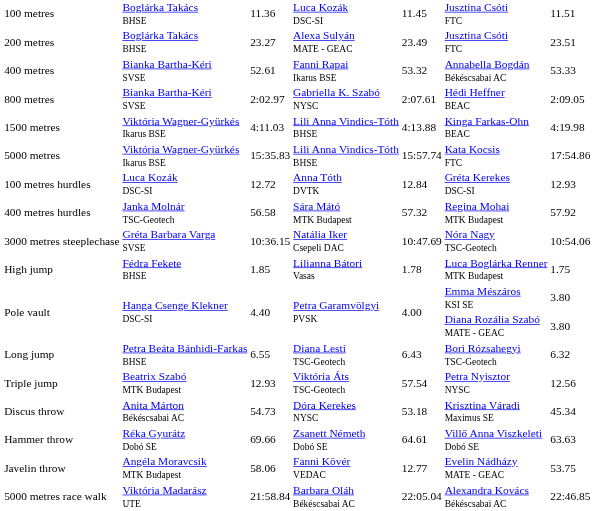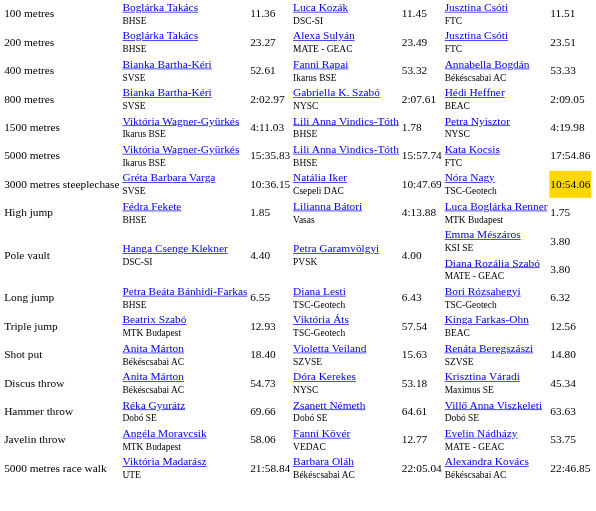(419, 127) 4:13.88 -> (412, 127) 1.78
(487, 127) Kinga Farkas-Ohn BEAC -> (477, 127) Petra Nyisztor NYSC
- row: (47, 184)
- row: (47, 212)
(570, 241) no background -> (570, 184) gold background
(412, 269) 1.78 -> (419, 212) 4:13.88
(477, 383) Petra Nyisztor NYSC -> (487, 326) Kinga Farkas-Ohn BEAC
+ row: (23, 354)
